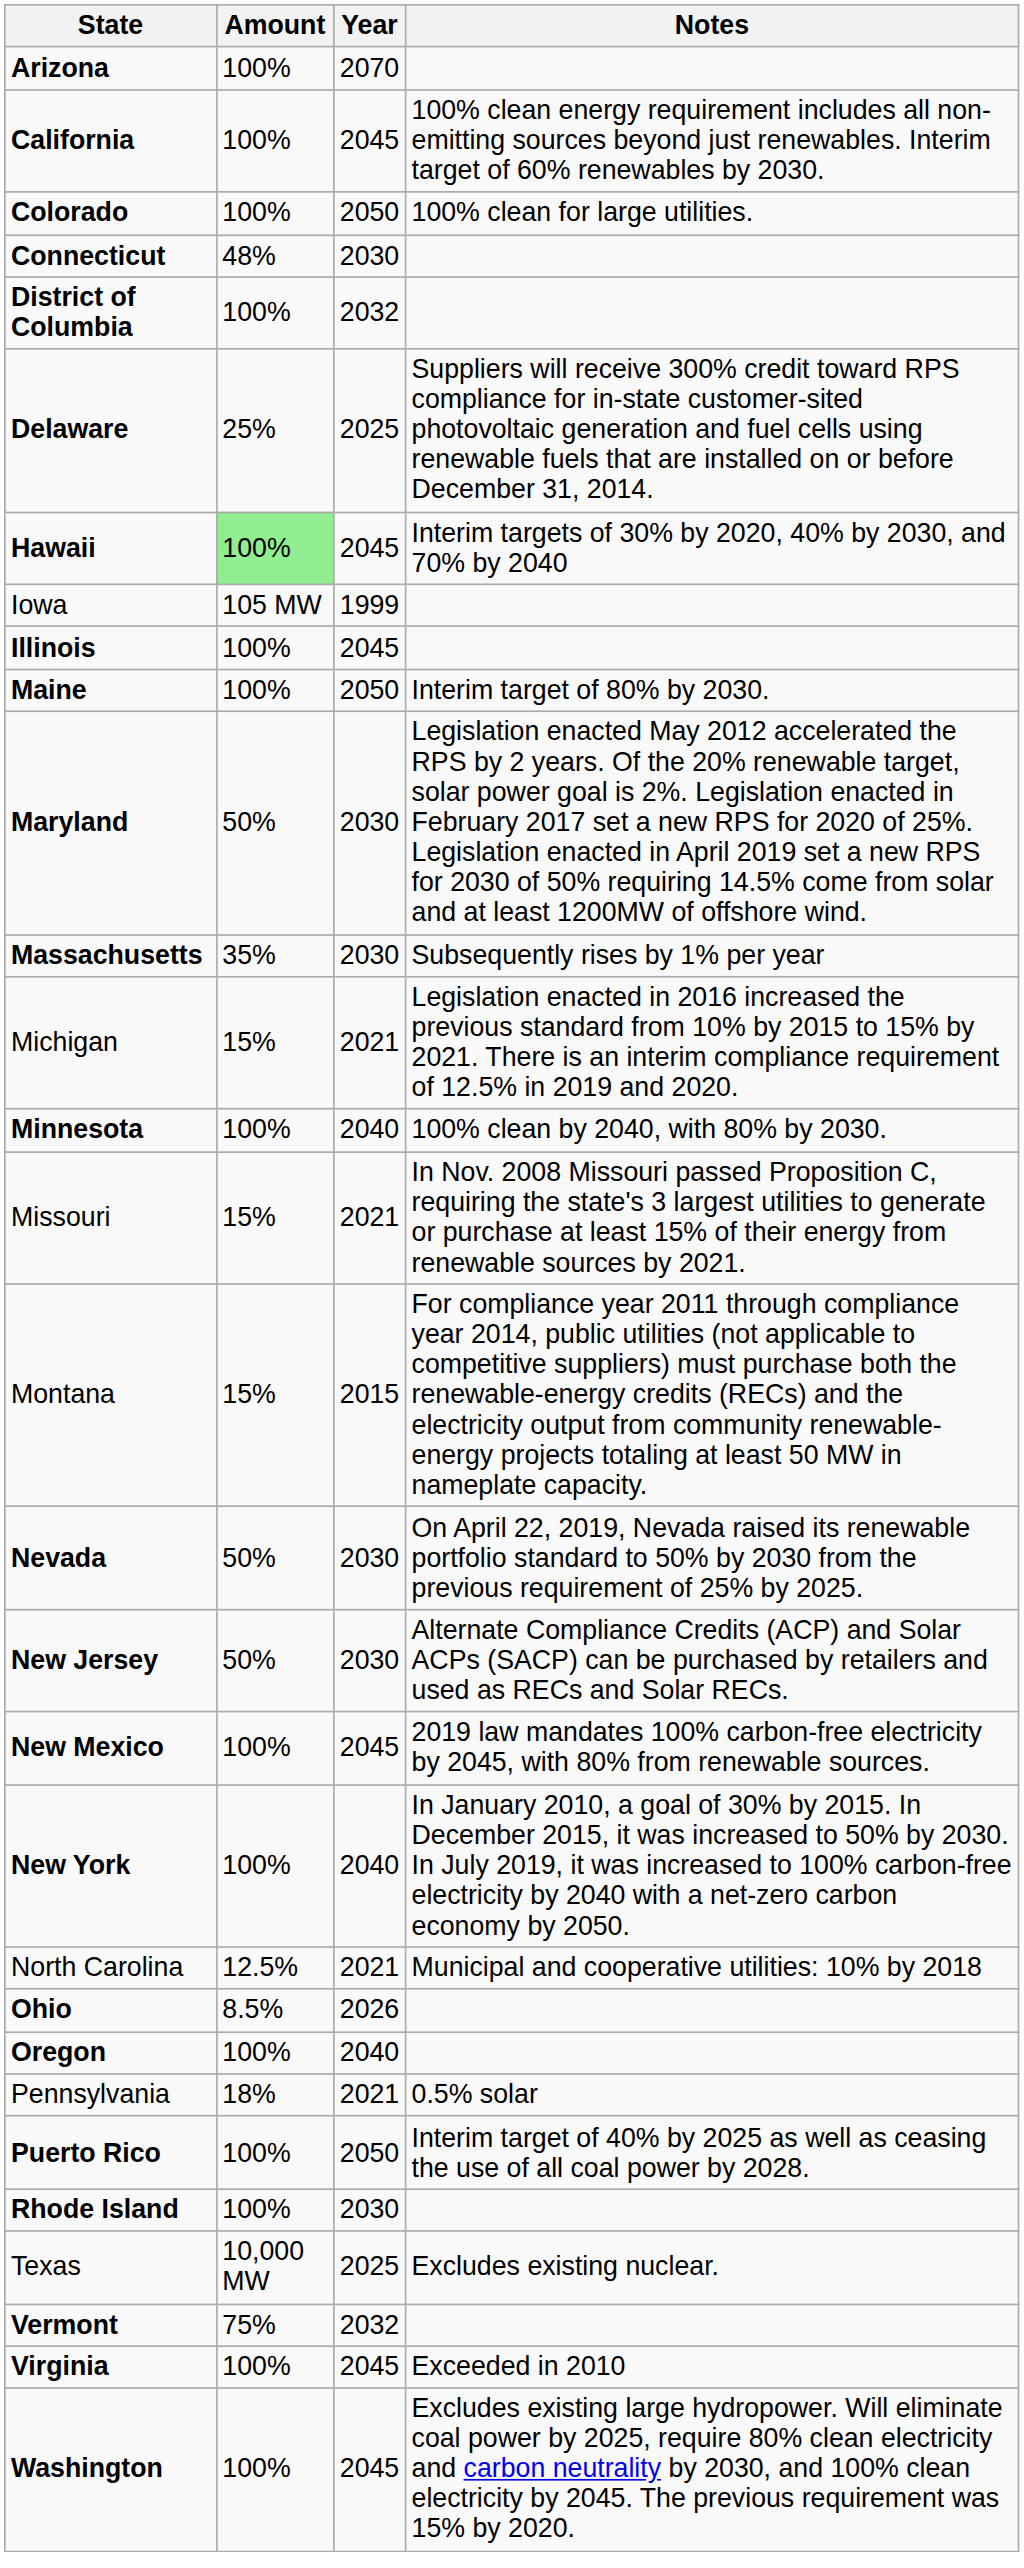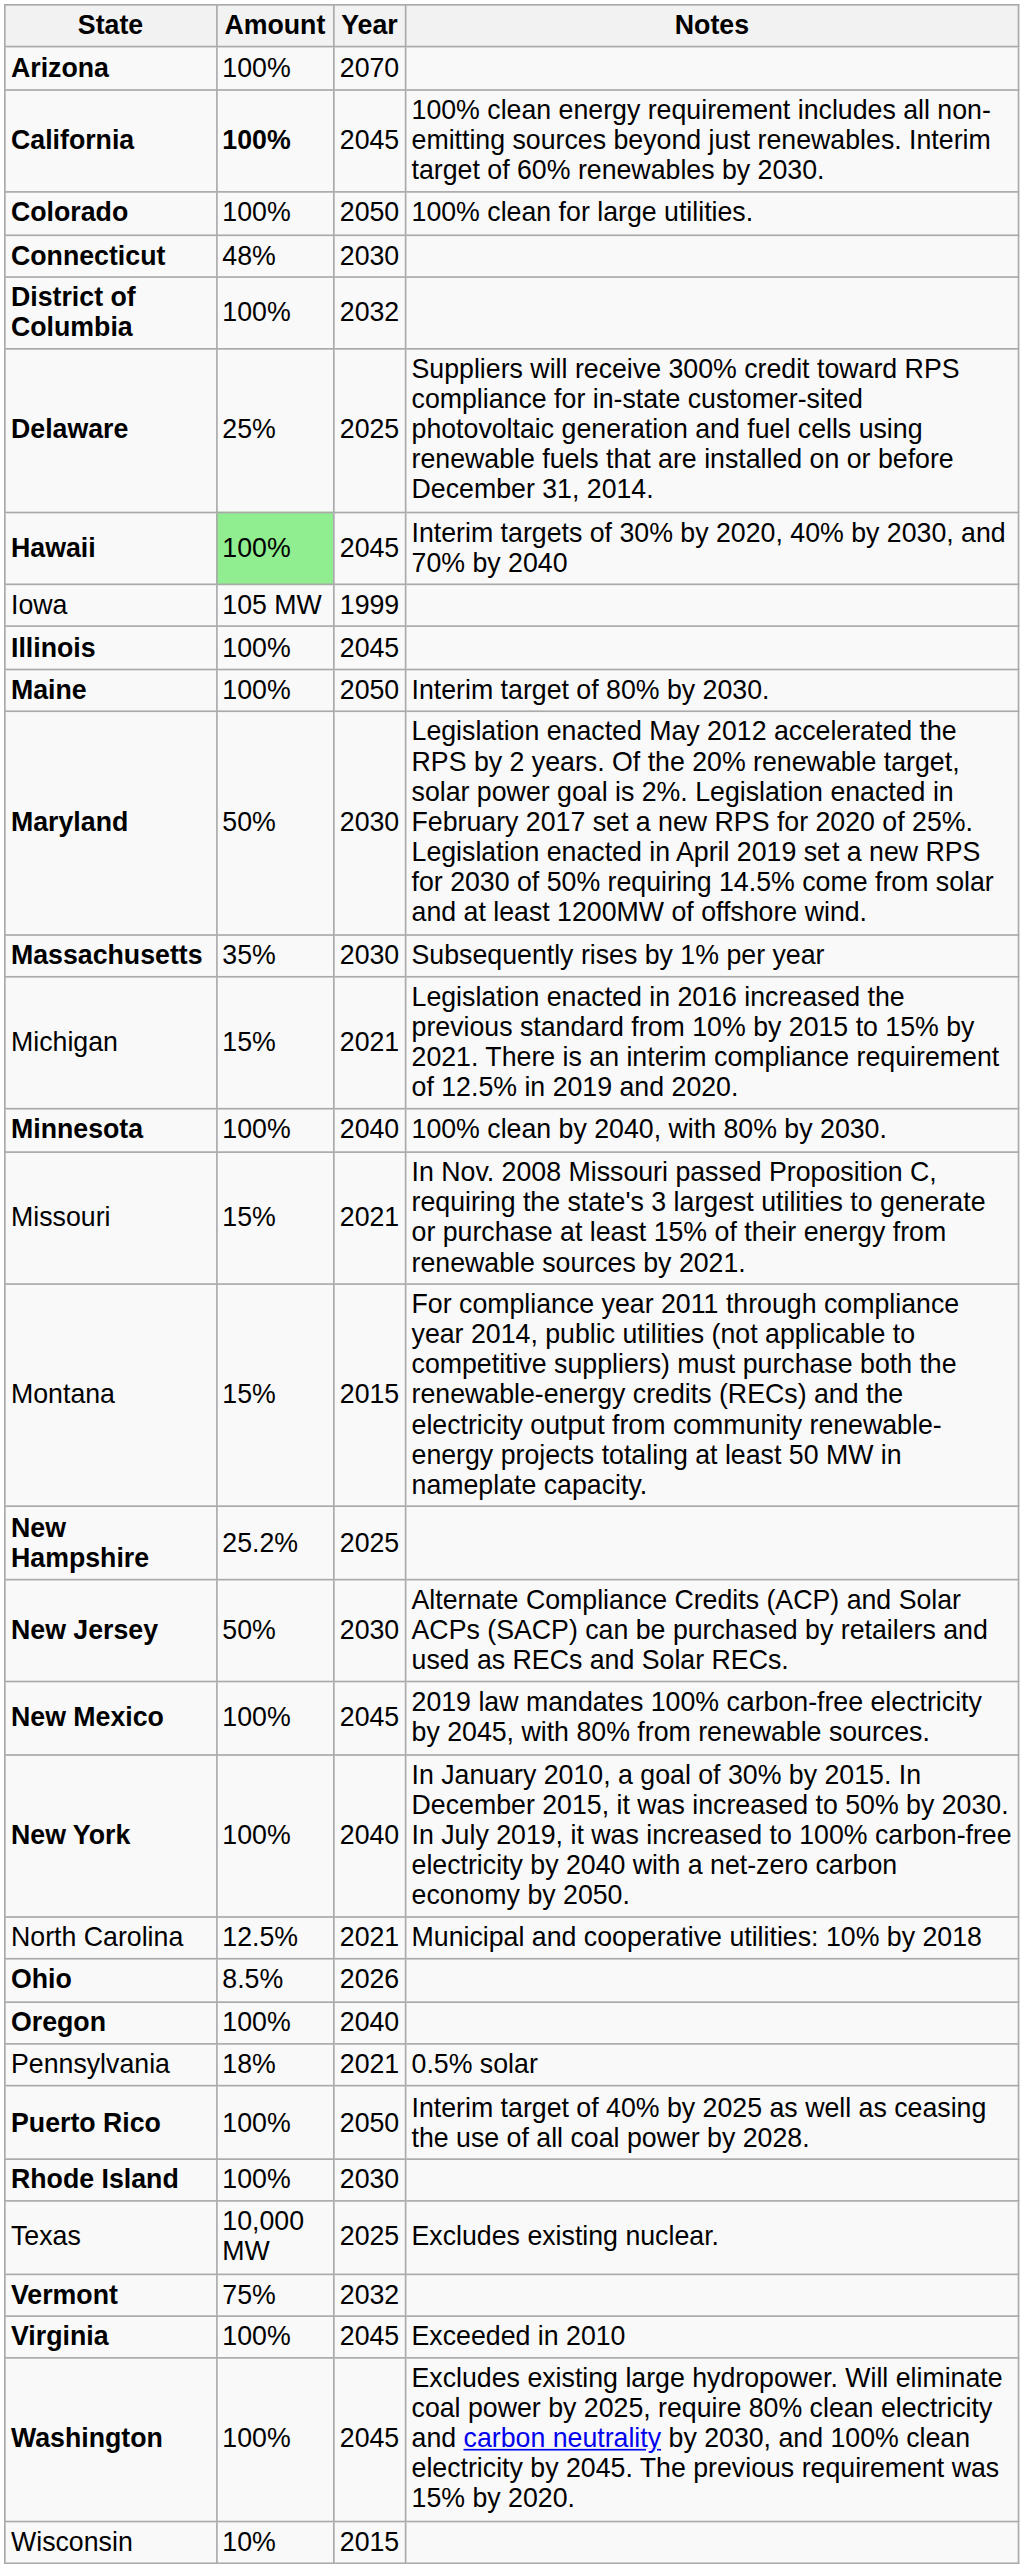(256, 140) normal -> (256, 140) bold
- row: (59, 1557)
+ row: (80, 1542)
+ row: (72, 2541)
